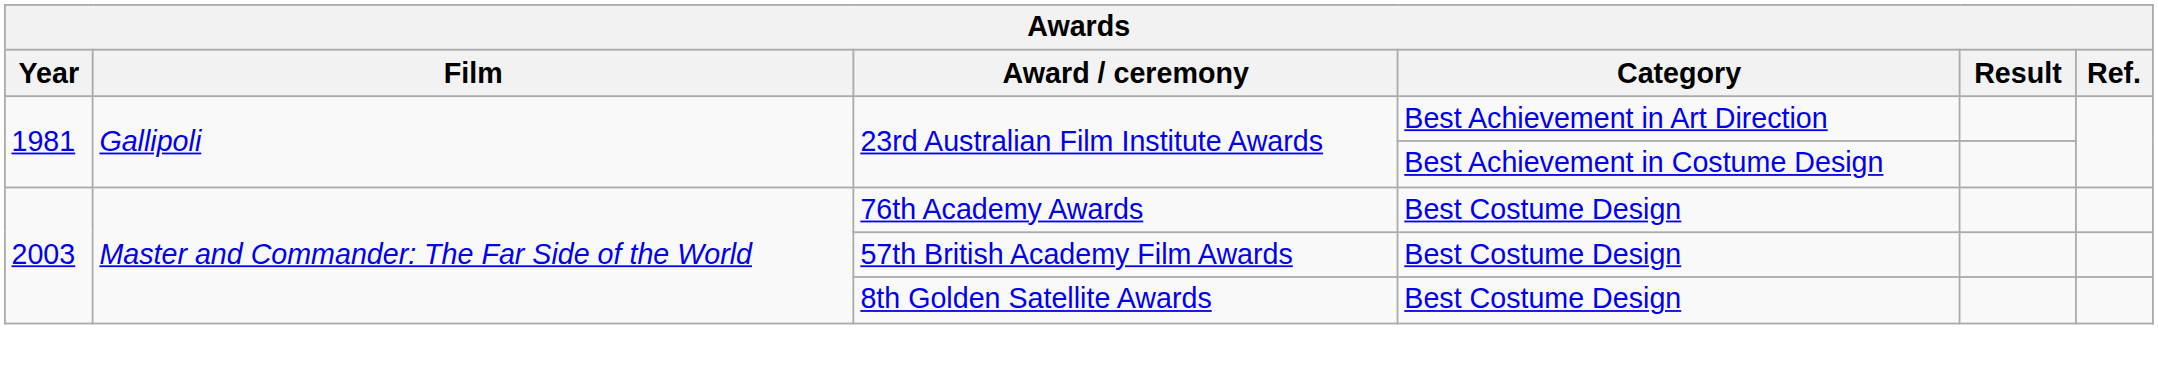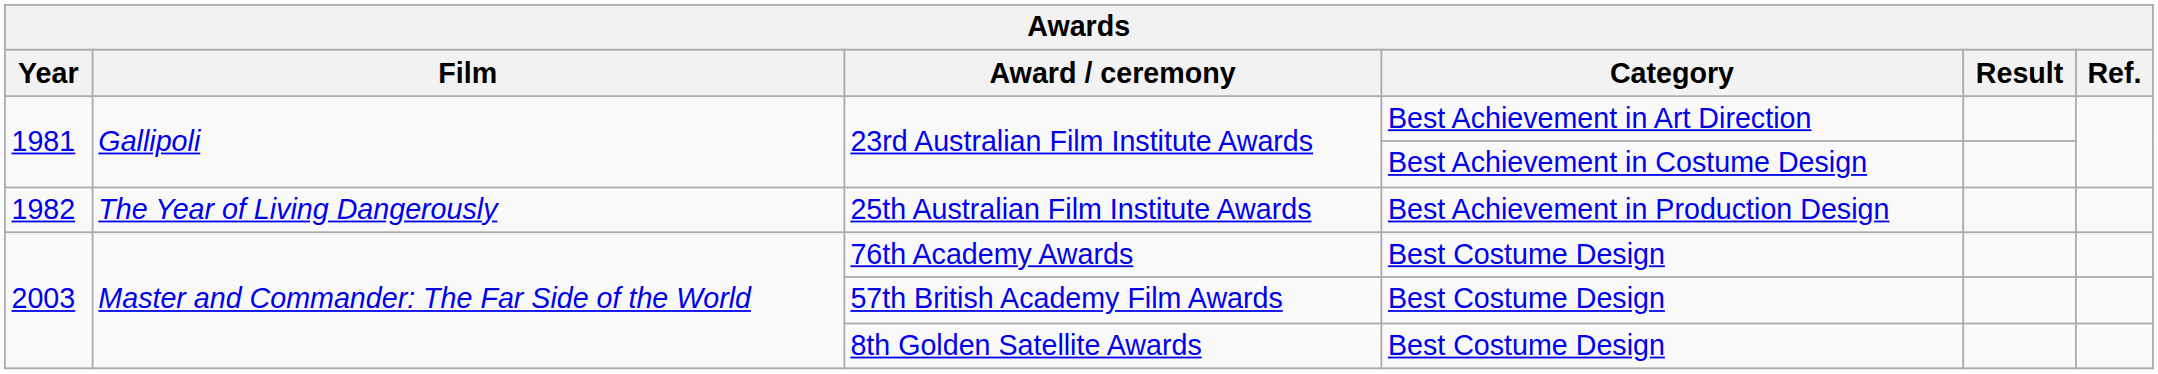+ row: (1081, 208)
